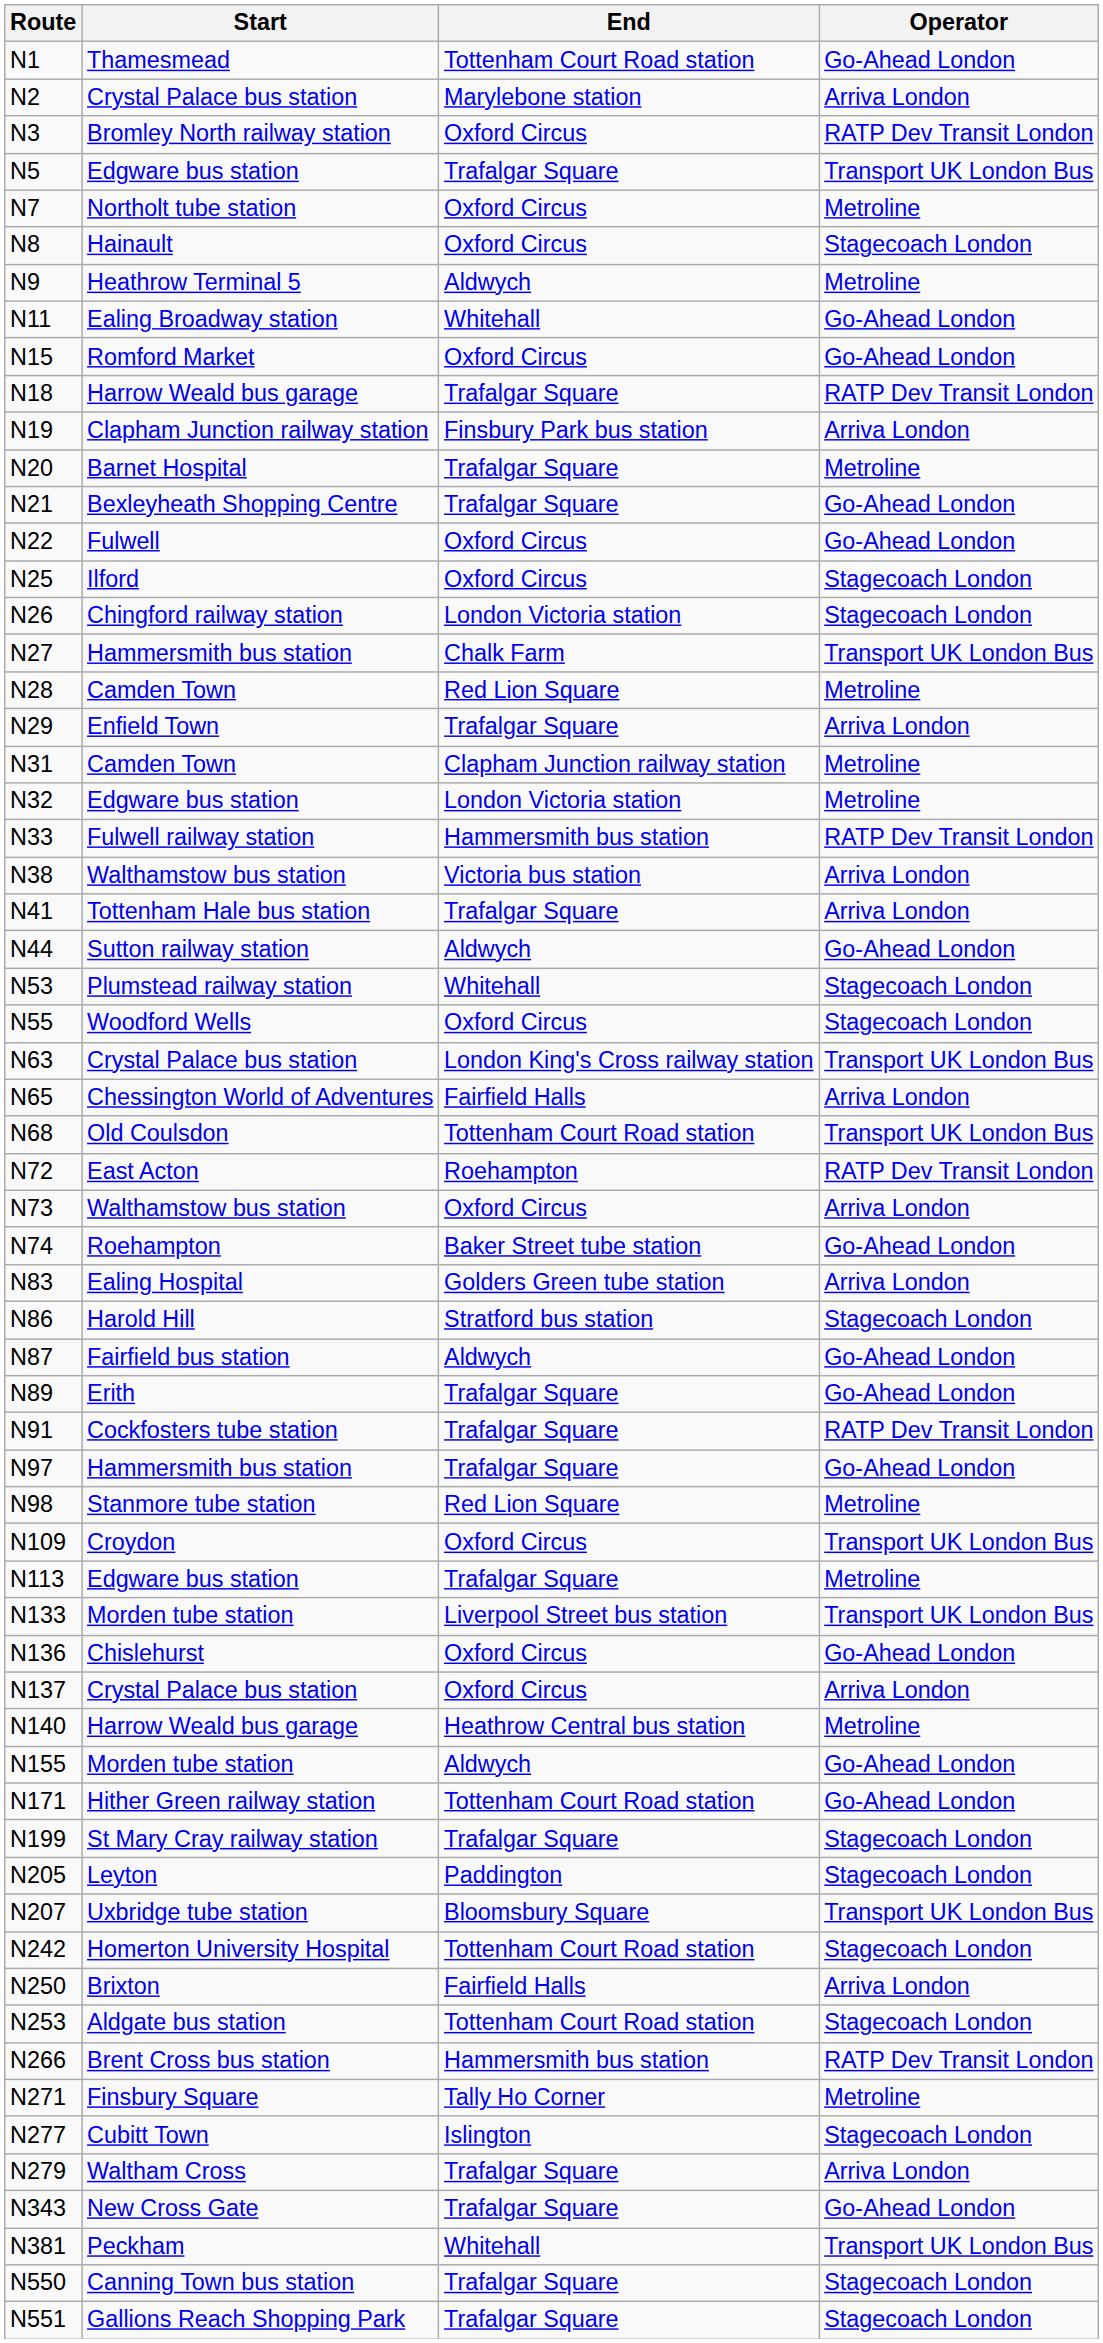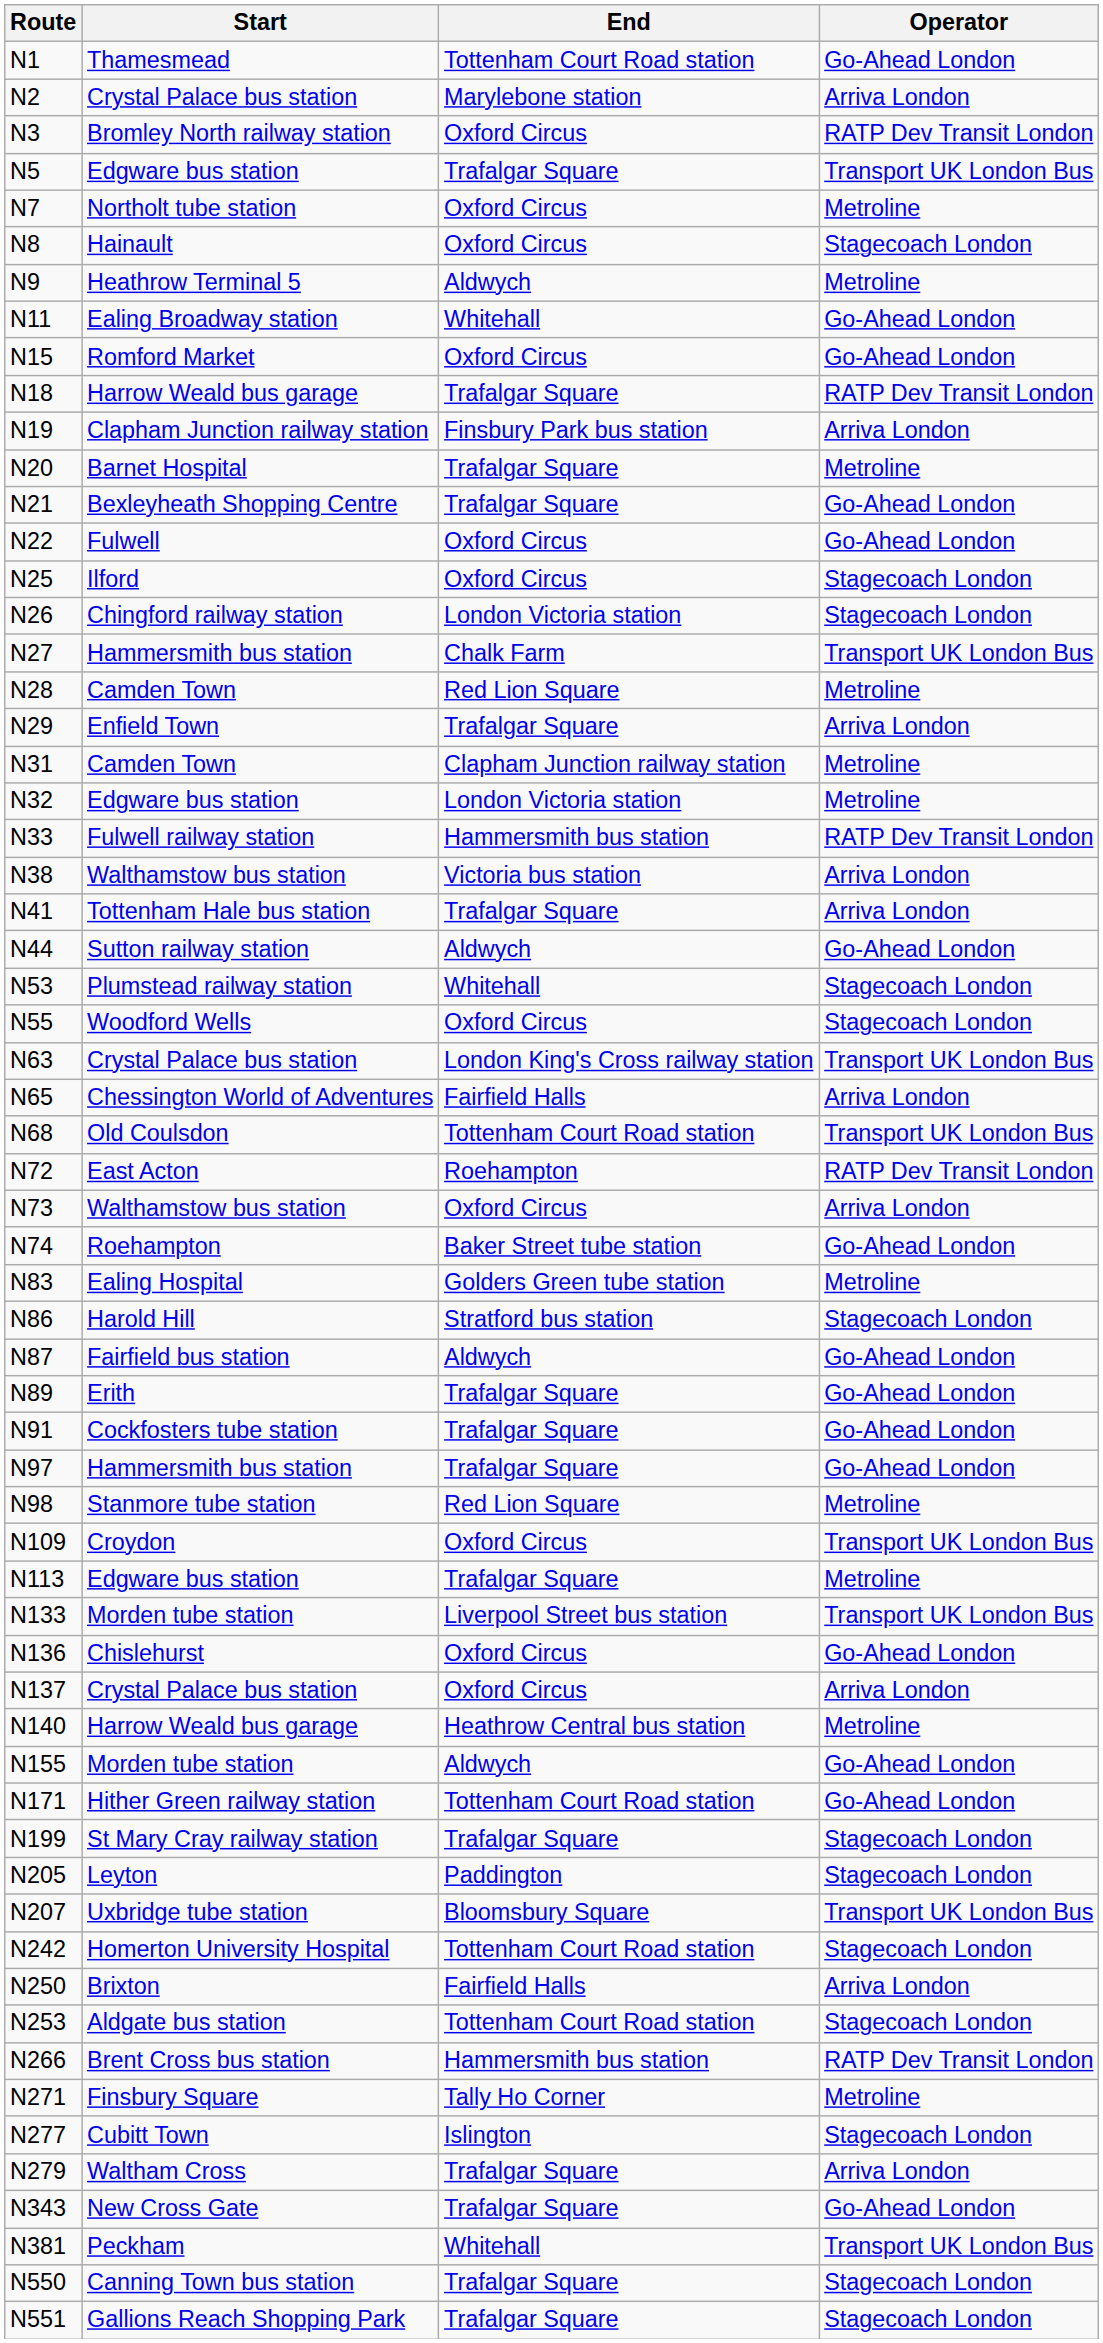(897, 1282) Arriva London -> (872, 1282) Metroline
(959, 1430) RATP Dev Transit London -> (920, 1430) Go-Ahead London
